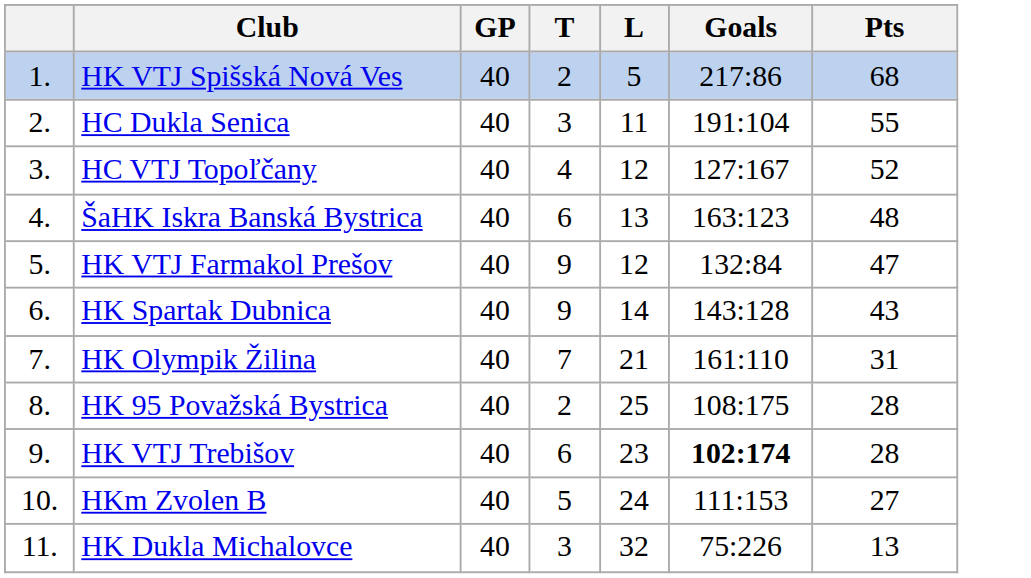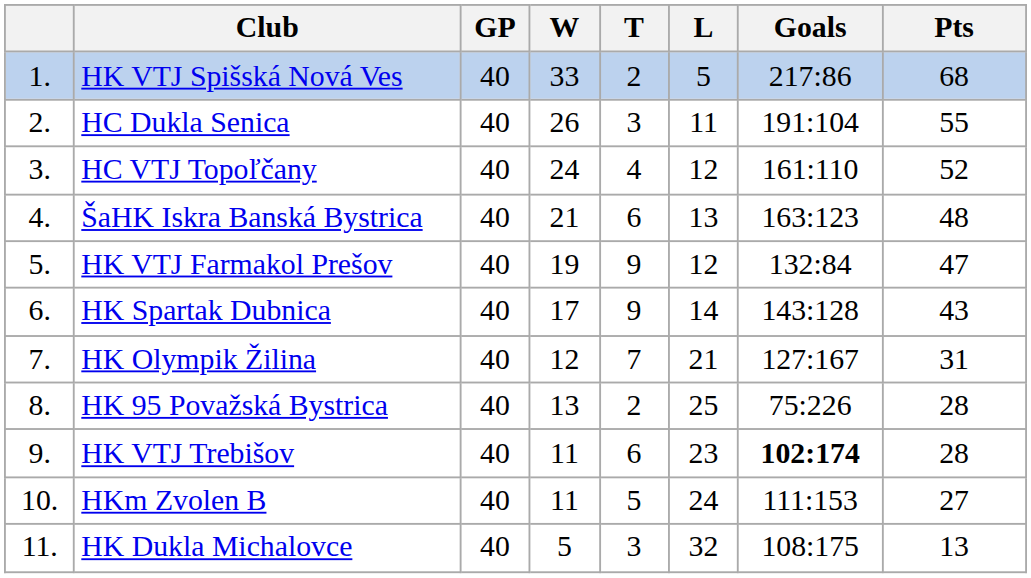+ column: (564, 28)
(741, 169) 127:167 -> (810, 169) 161:110
(741, 358) 161:110 -> (810, 358) 127:167
(741, 405) 108:175 -> (810, 405) 75:226
(741, 547) 75:226 -> (810, 547) 108:175
